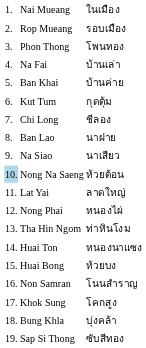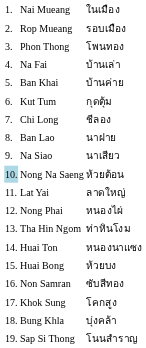(112, 284) โนนสำราญ -> (105, 284) ซับสีทอง
(105, 339) ซับสีทอง -> (112, 339) โนนสำราญ
